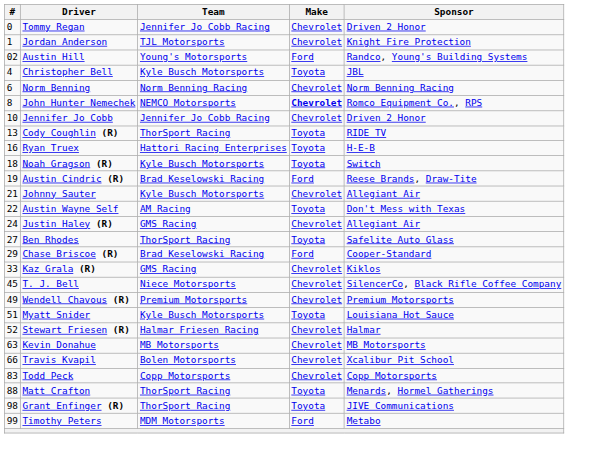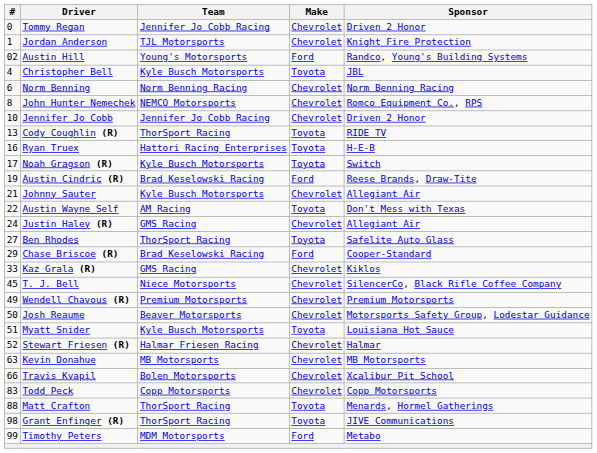(317, 103) bold -> (317, 103) normal
(12, 164) 18 -> (12, 164) 17
+ row: (54, 315)
